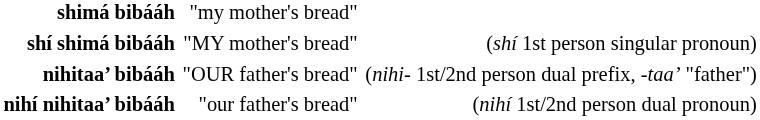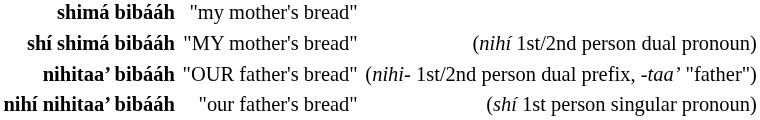(622, 43) (shí 1st person singular pronoun) -> (615, 43) (nihí 1st/2nd person dual pronoun)
(615, 104) (nihí 1st/2nd person dual pronoun) -> (622, 104) (shí 1st person singular pronoun)
